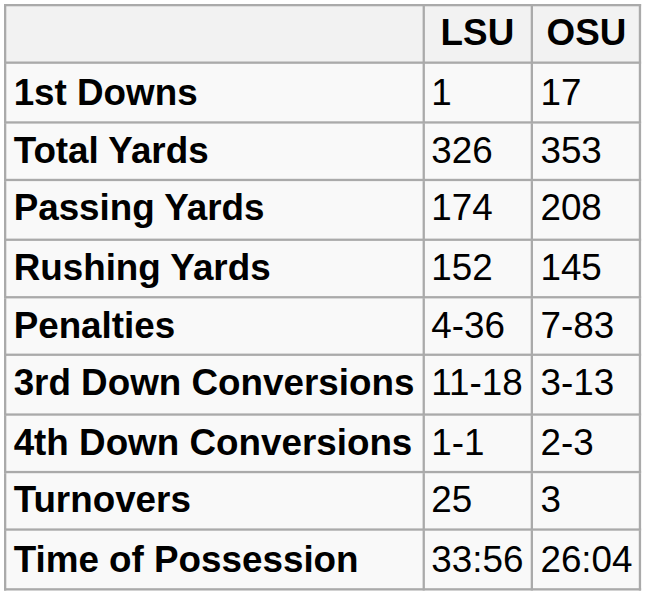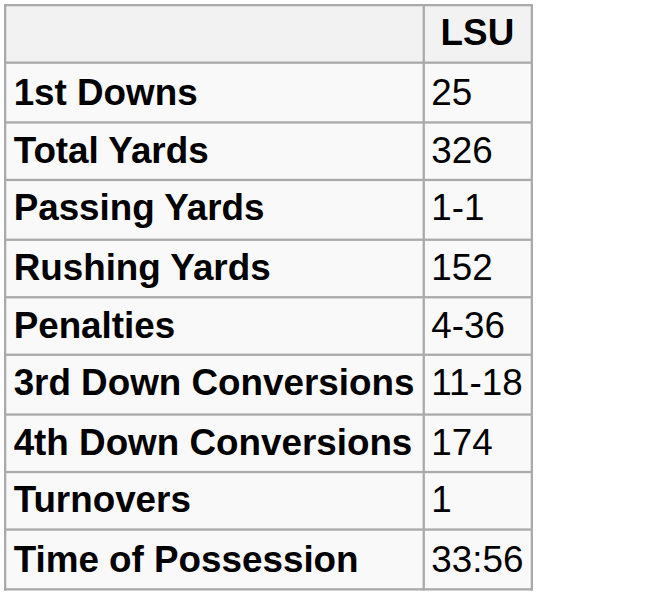- column: (586, 33)
(442, 92) 1 -> (452, 92) 25
(462, 208) 174 -> (458, 208) 1-1
(458, 442) 1-1 -> (462, 442) 174
(452, 500) 25 -> (442, 500) 1
